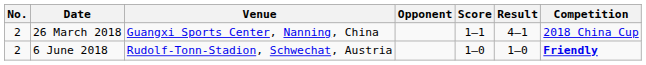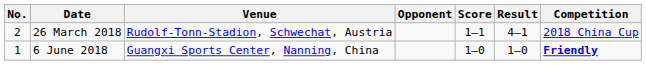(253, 32) Guangxi Sports Center, Nanning, China -> (260, 32) Rudolf-Tonn-Stadion, Schwechat, Austria
(17, 51) 2 -> (17, 51) 1
(260, 51) Rudolf-Tonn-Stadion, Schwechat, Austria -> (253, 51) Guangxi Sports Center, Nanning, China
